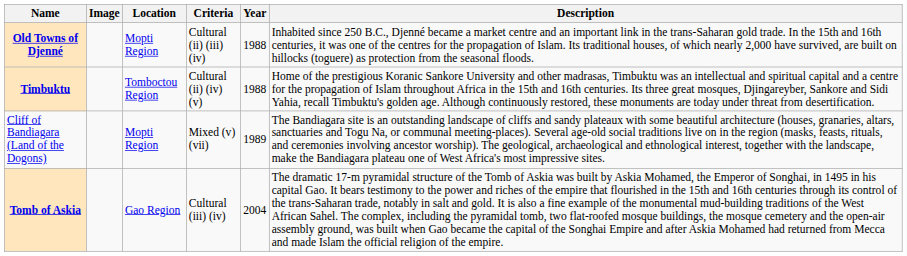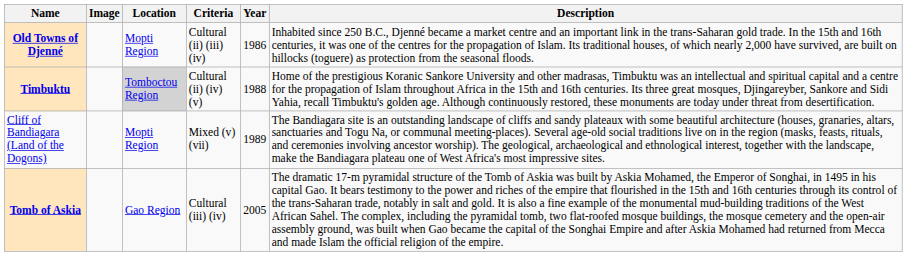(255, 44) 1988 -> (255, 44) 1986
(151, 89) no background -> (151, 89) lightgrey background
(255, 209) 2004 -> (255, 209) 2005
